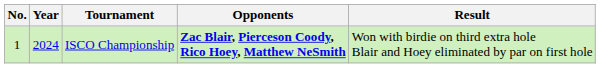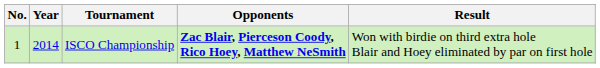(46, 44) 2024 -> (46, 44) 2014
